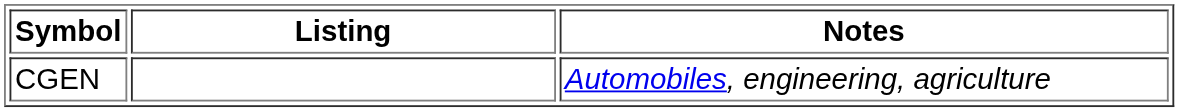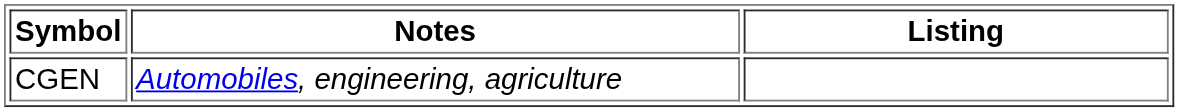columns swapped: (343, 31) <-> (864, 31)
